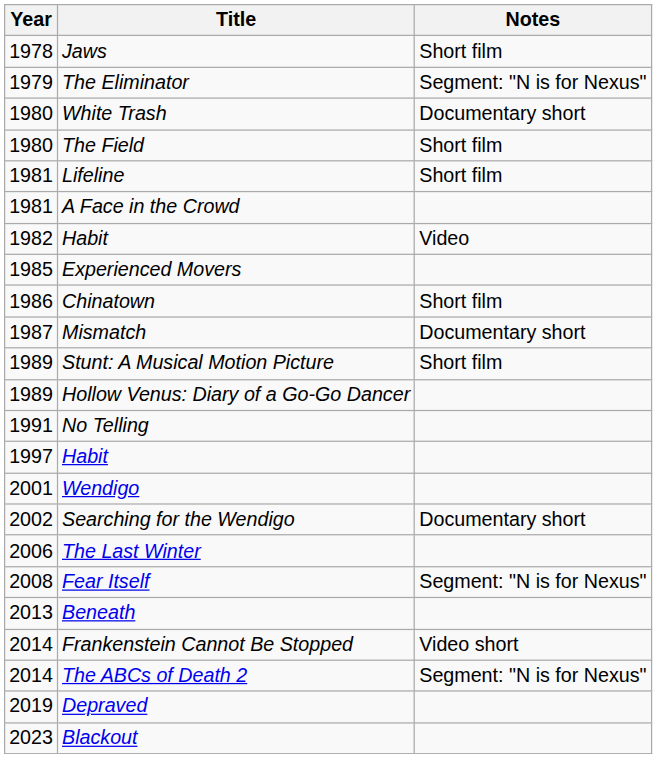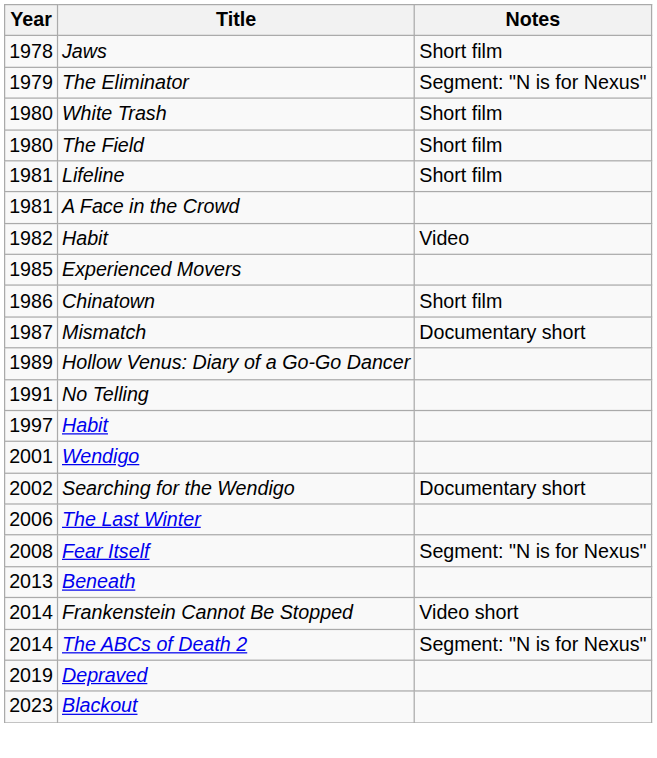(502, 113) Documentary short -> (461, 113) Short film
- row: (31, 363)
